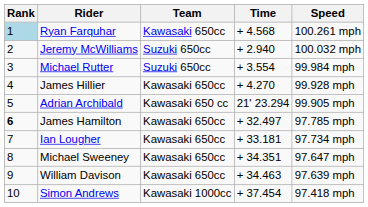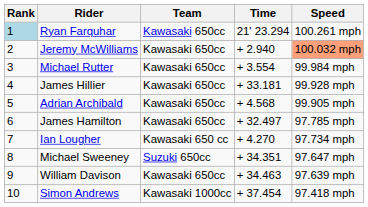(256, 31) + 4.568 -> (263, 31) 21' 23.294
(177, 49) Suzuki 650cc -> (184, 49) Kawasaki 650cc
(328, 49) no background -> (328, 49) lightsalmon background
(177, 67) Suzuki 650cc -> (184, 67) Kawasaki 650cc
(256, 85) + 4.270 -> (259, 85) + 33.181
(186, 103) Kawasaki 650 cc -> (184, 103) Kawasaki 650cc
(263, 103) 21' 23.294 -> (256, 103) + 4.568
(10, 121) bold -> (10, 121) normal
(184, 139) Kawasaki 650cc -> (186, 139) Kawasaki 650 cc
(259, 139) + 33.181 -> (256, 139) + 4.270
(184, 157) Kawasaki 650cc -> (177, 157) Suzuki 650cc
